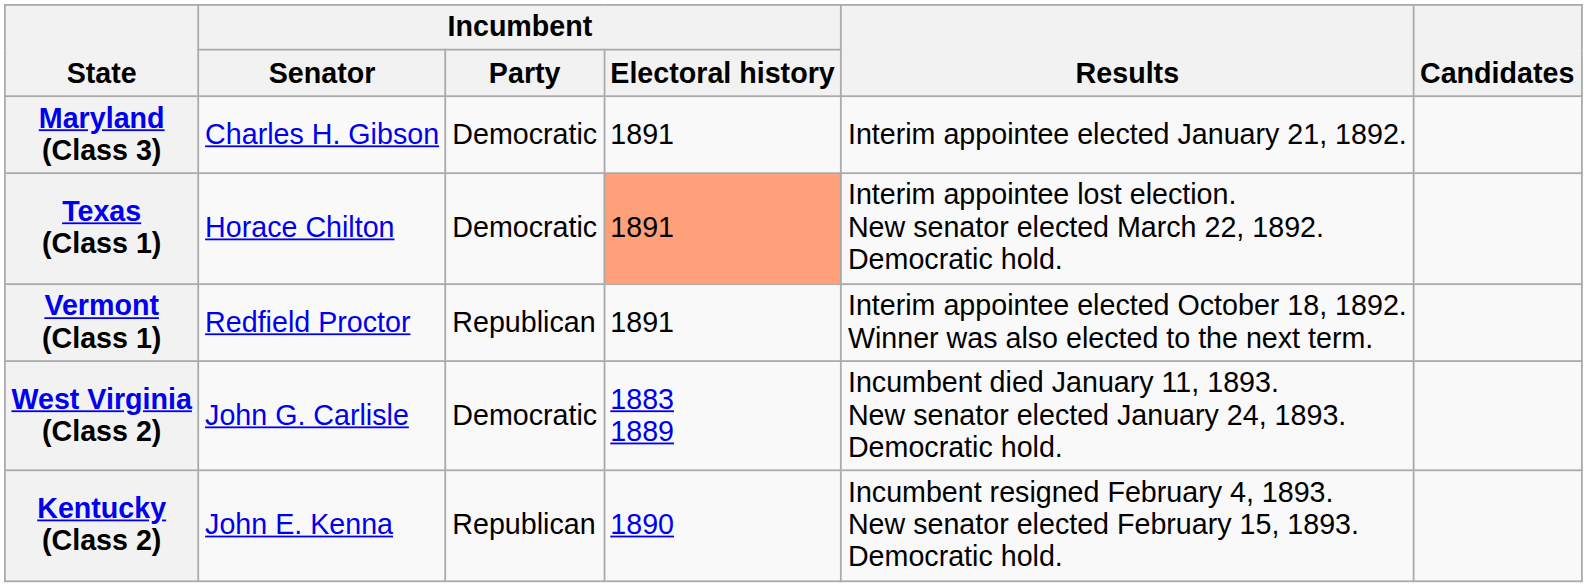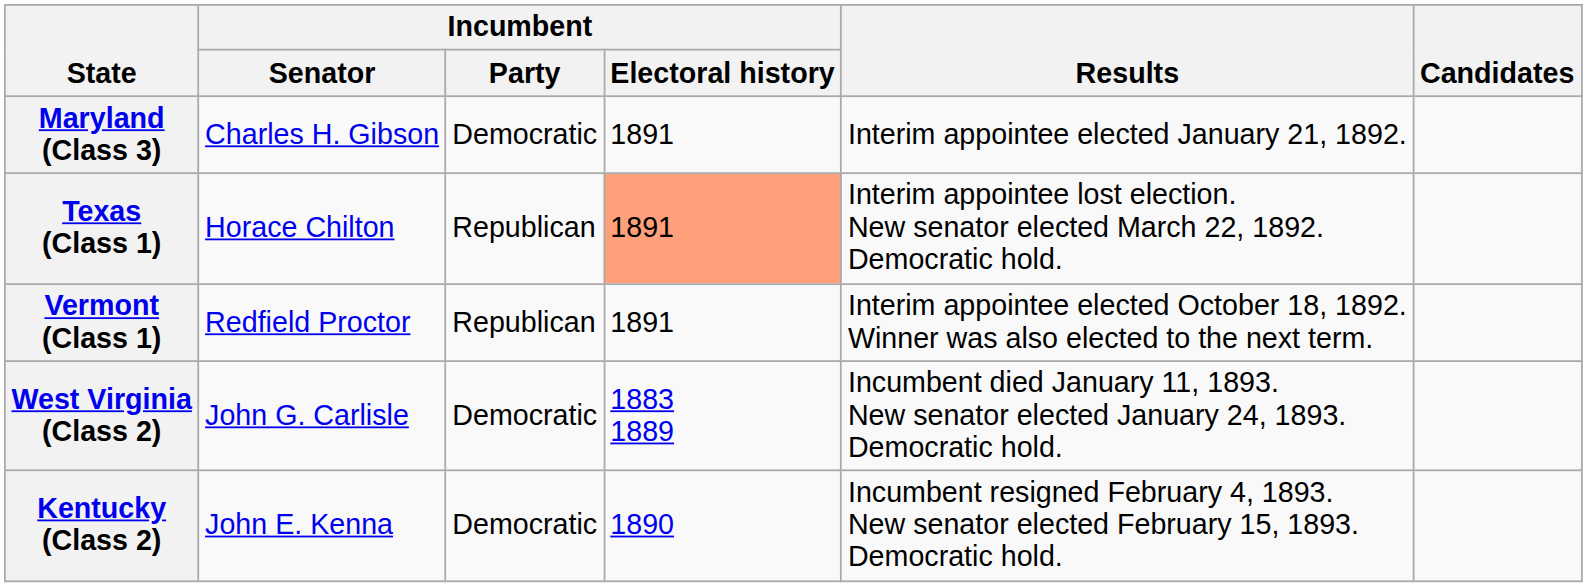(525, 227) Democratic -> (524, 227) Republican
(524, 525) Republican -> (525, 525) Democratic
